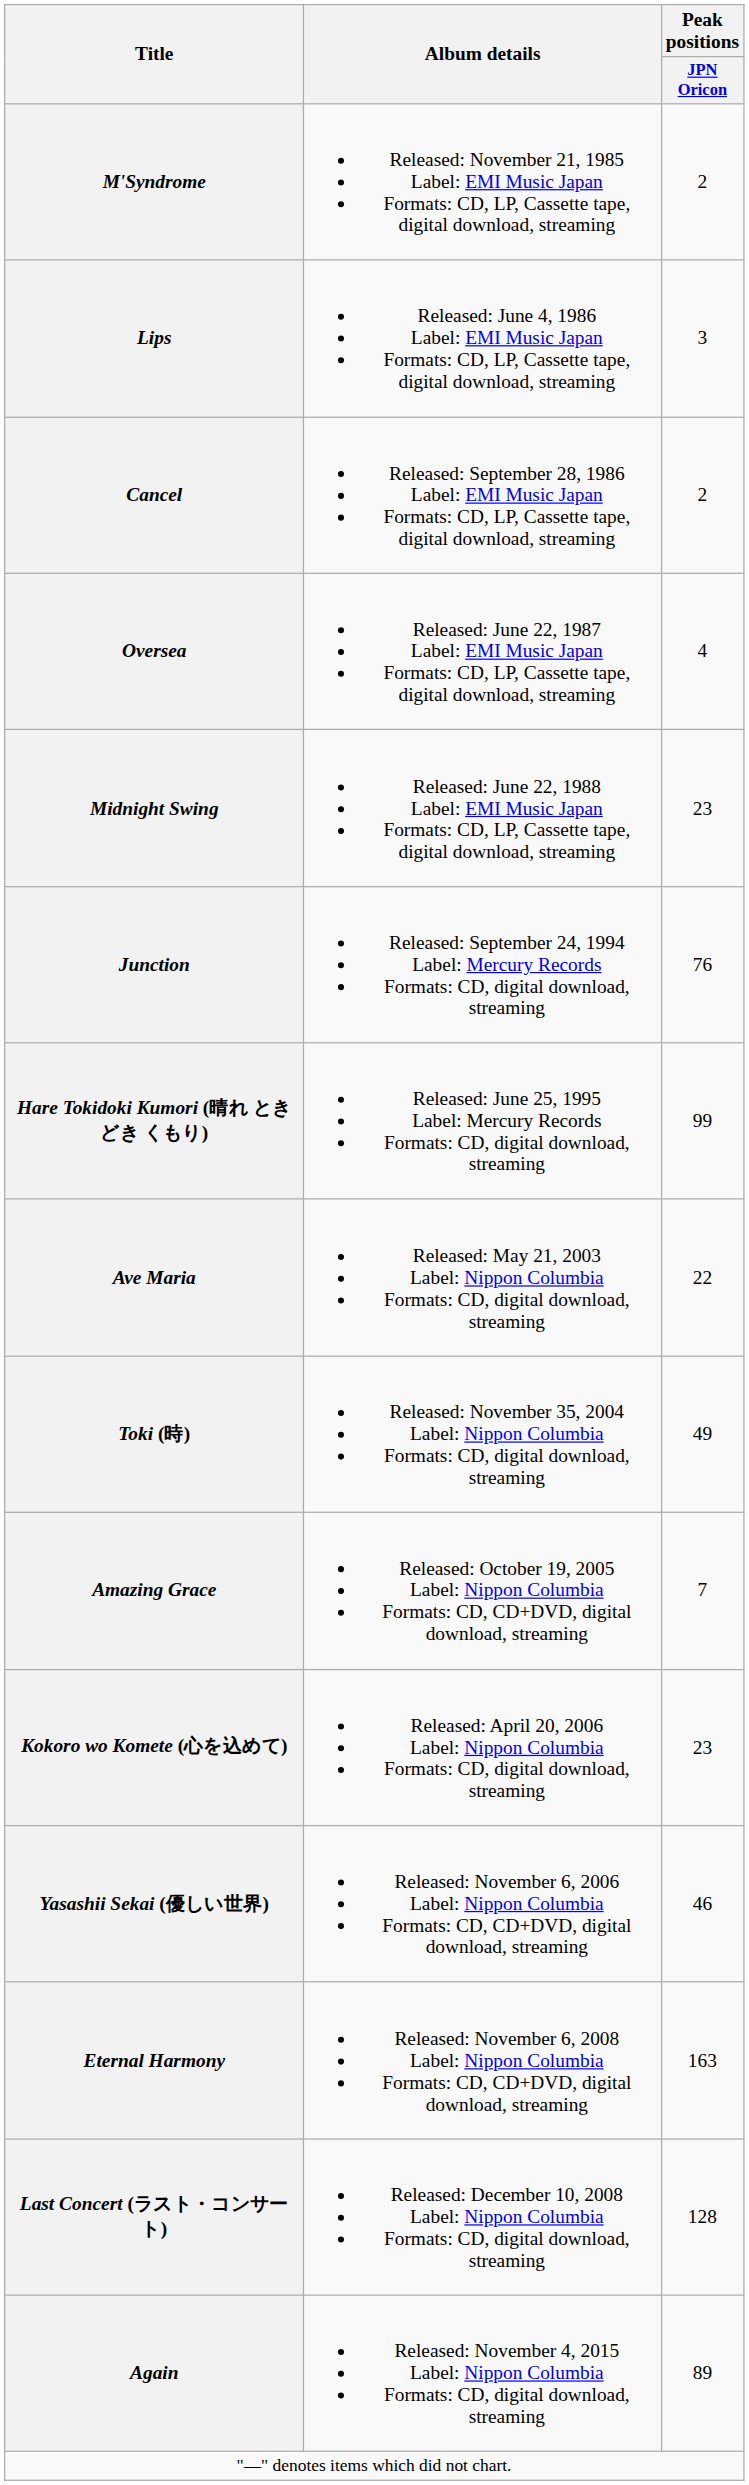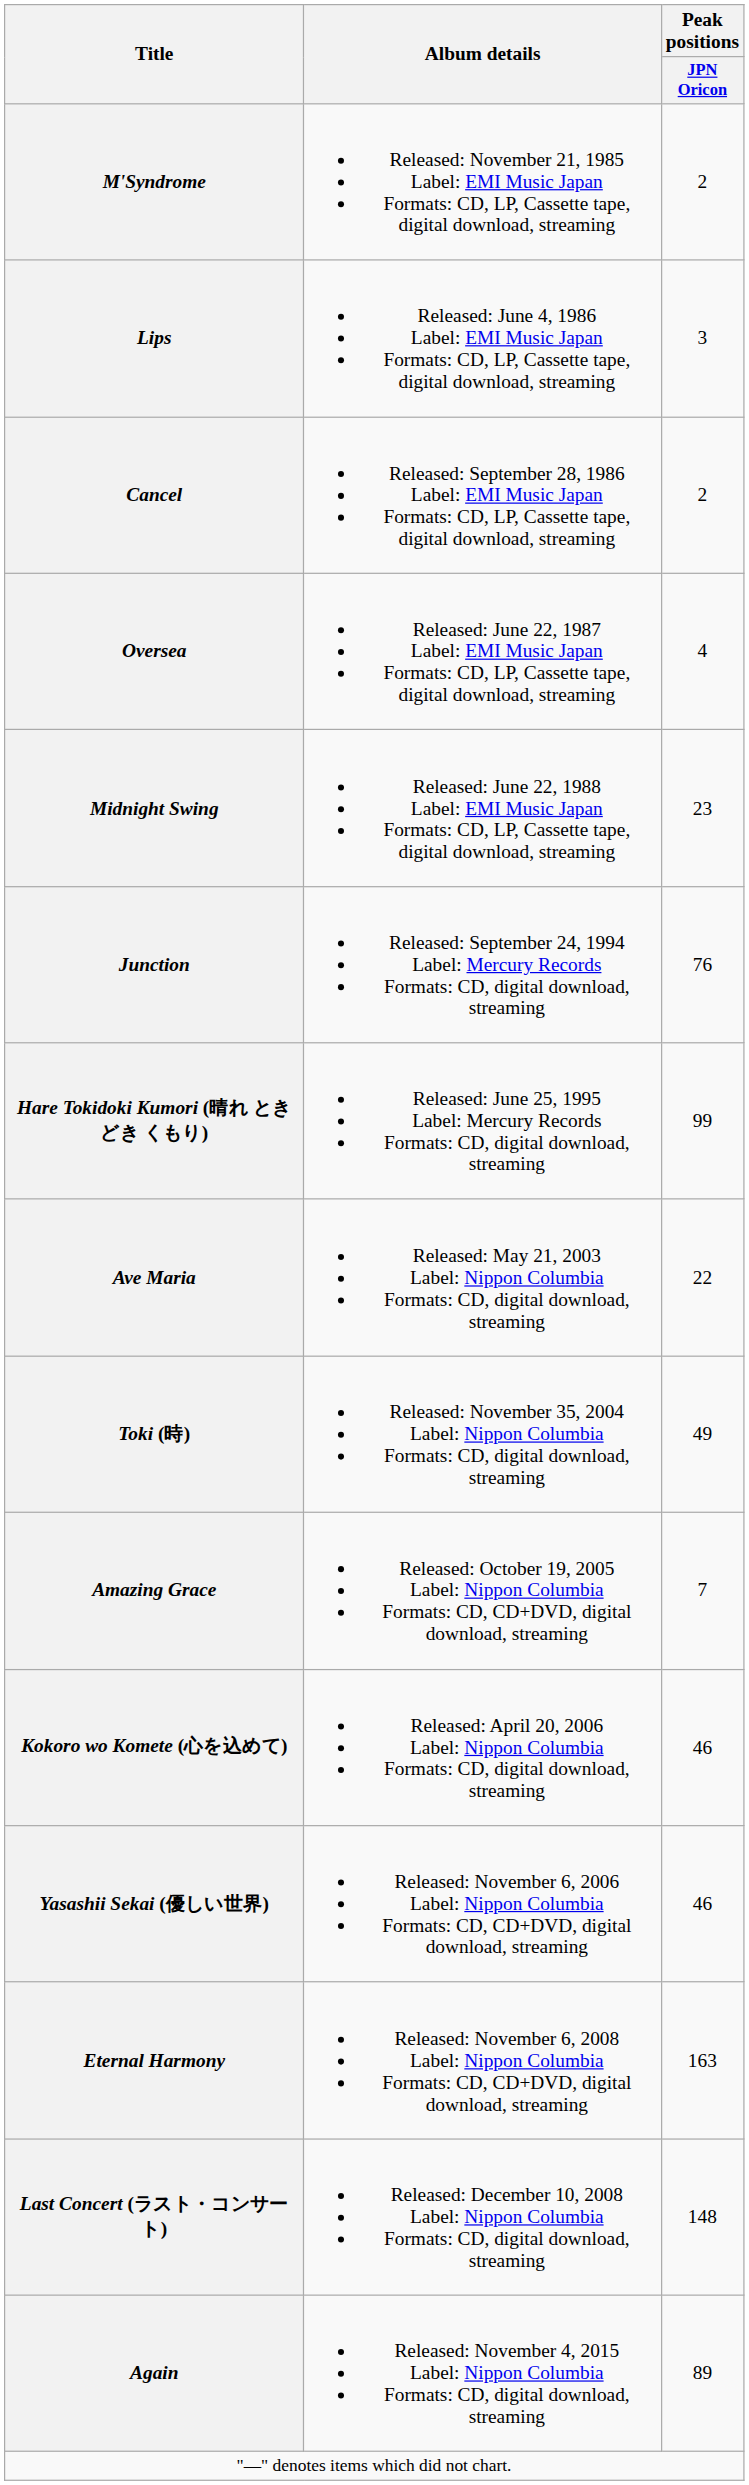(702, 1747) 23 -> (702, 1747) 46
(702, 2216) 128 -> (702, 2216) 148
